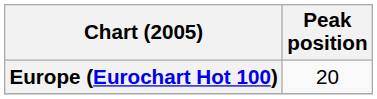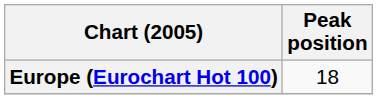(327, 76) 20 -> (327, 76) 18
